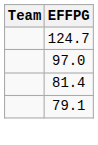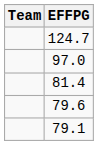+ row: (69, 107)
